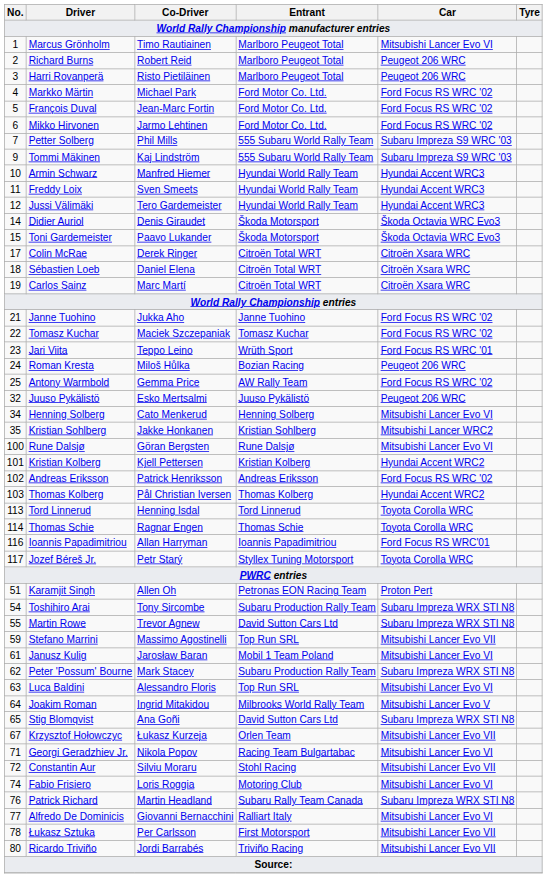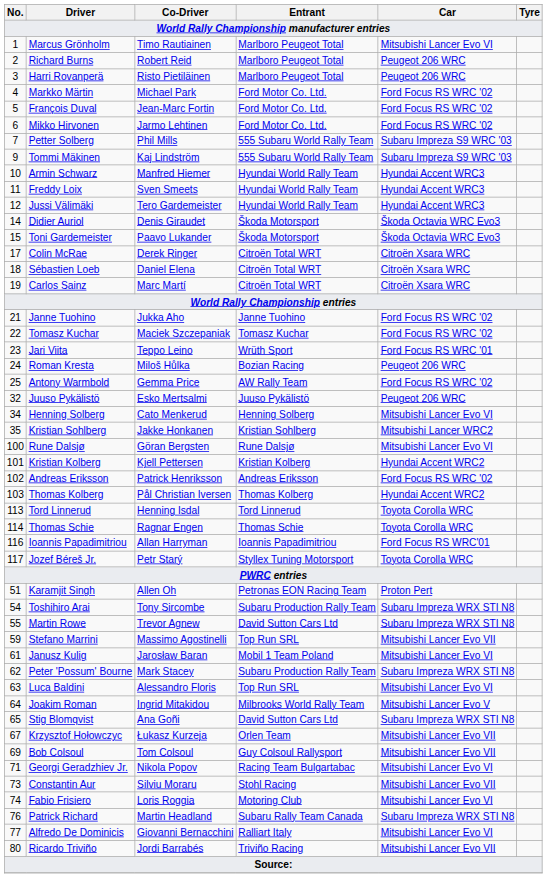+ row: (56, 752)
(15, 768) 72 -> (15, 784) 73
- row: (62, 832)
